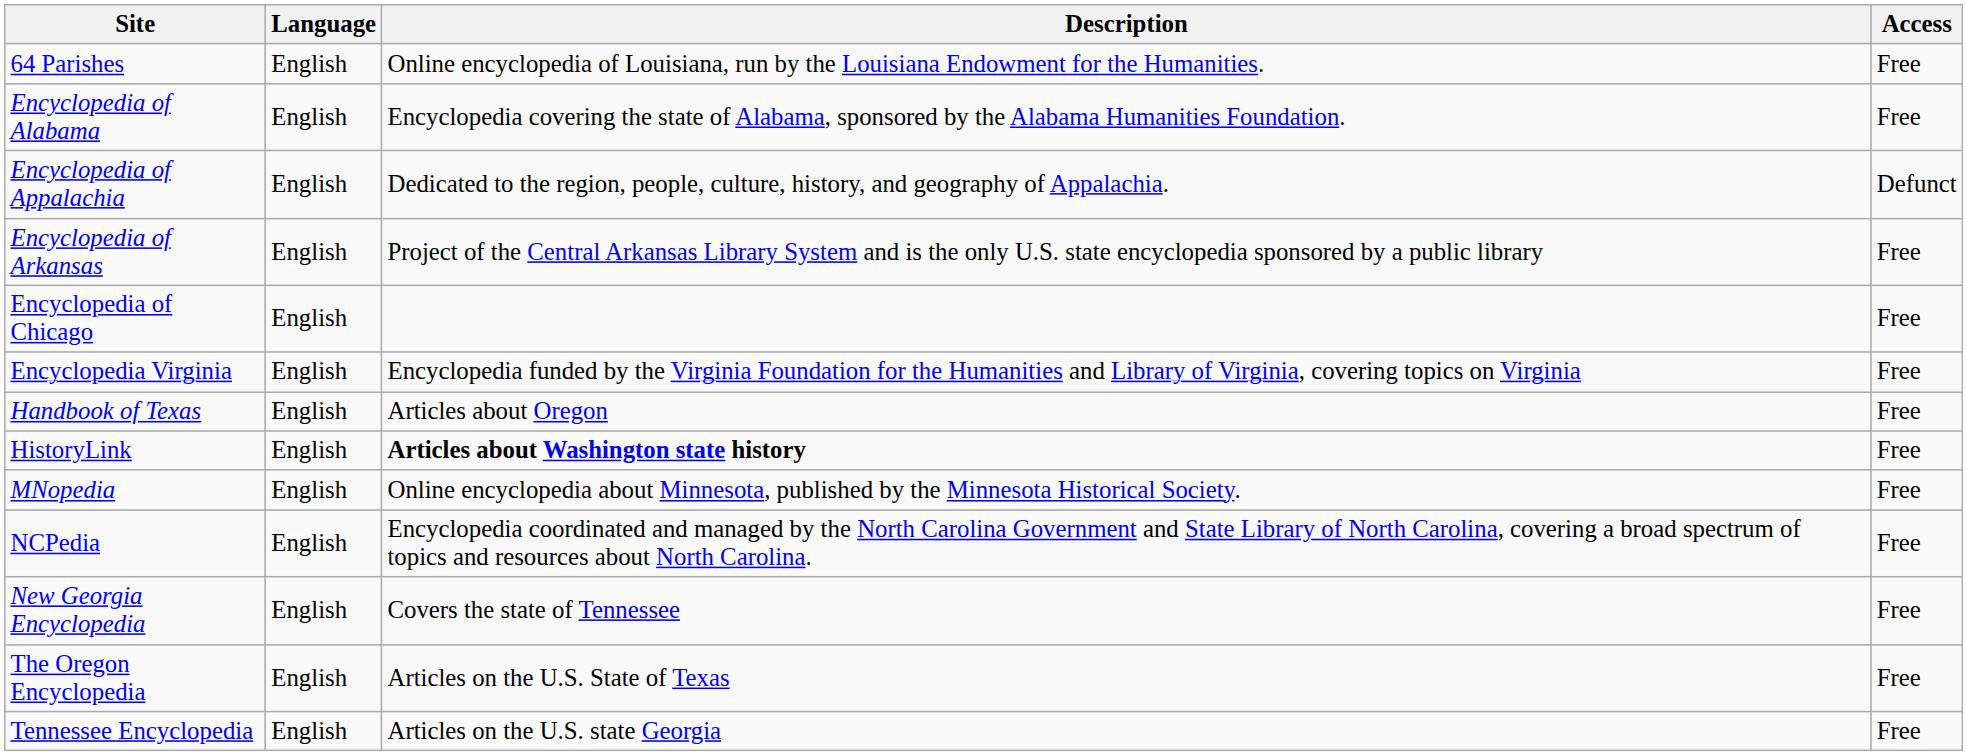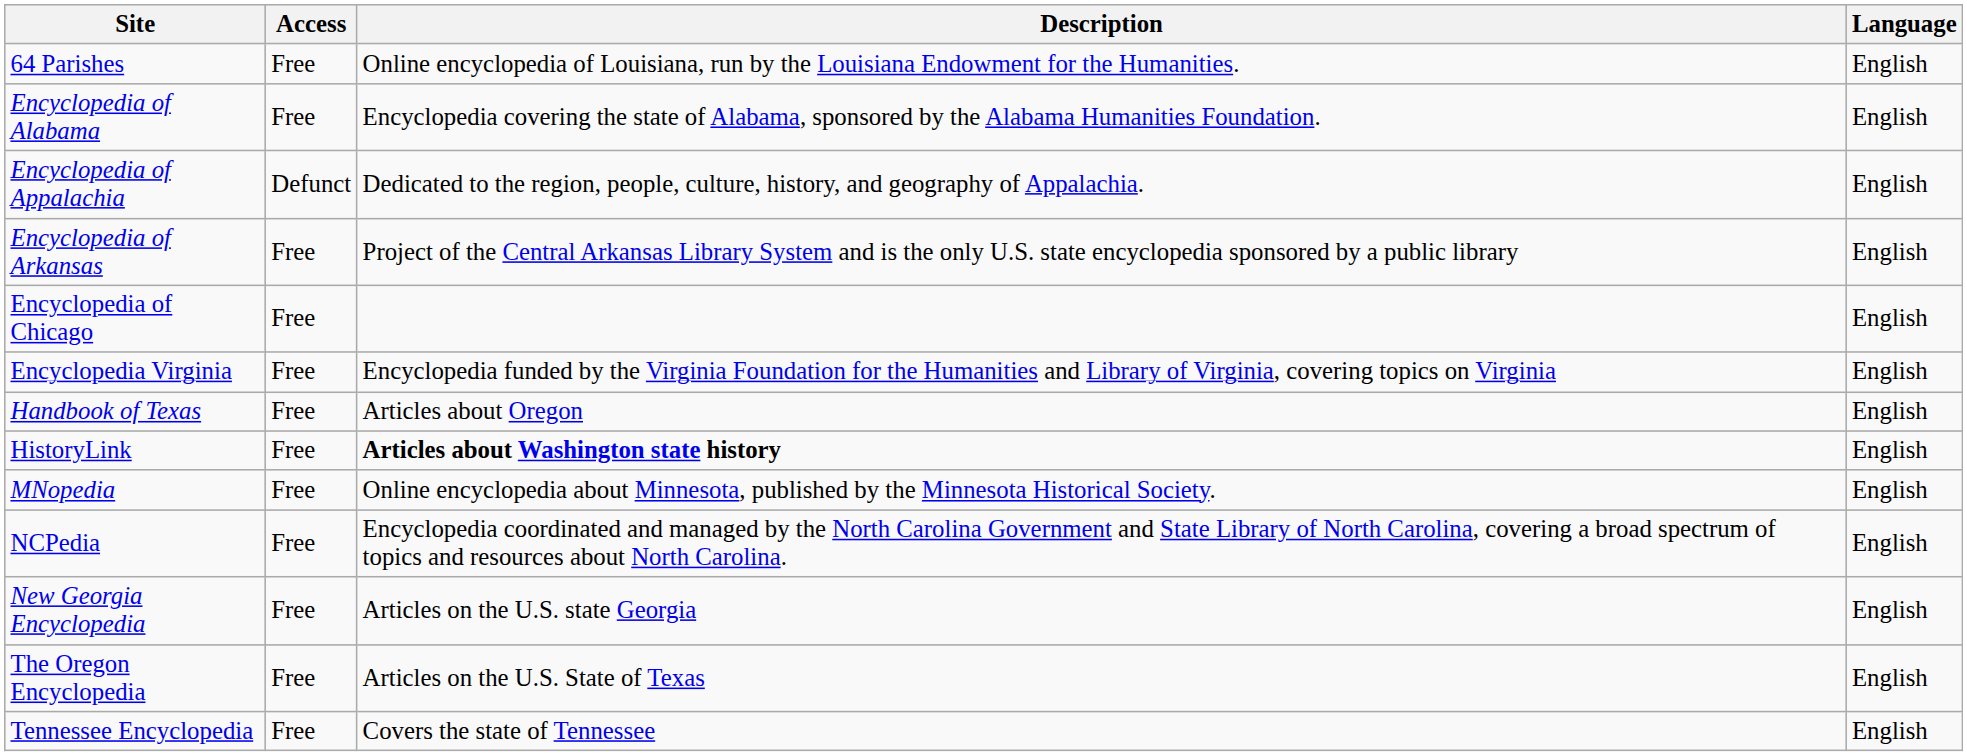columns swapped: (324, 24) <-> (1917, 24)
(534, 610) Covers the state of Tennessee -> (529, 610) Articles on the U.S. state Georgia
(554, 730) Articles on the U.S. state Georgia -> (509, 730) Covers the state of Tennessee
